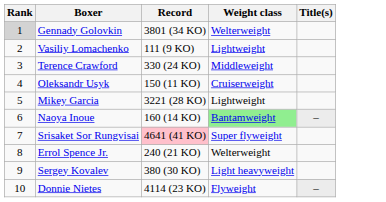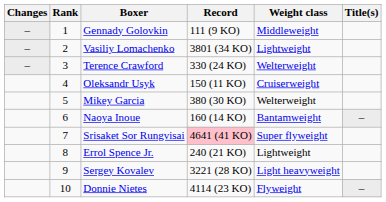+ column: (27, 13)
(20, 30) lightgrey background -> (65, 30) no background
(175, 30) 3801 (34 KO) -> (215, 30) 111 (9 KO)
(241, 30) Welterweight -> (288, 30) Middleweight
(169, 48) 111 (9 KO) -> (221, 48) 3801 (34 KO)
(242, 65) Middleweight -> (286, 65) Welterweight
(175, 100) 3221 (28 KO) -> (218, 100) 380 (30 KO)
(238, 100) Lightweight -> (286, 100) Welterweight
(243, 118) lightgreen background -> (289, 118) no background
(241, 153) Welterweight -> (284, 153) Lightweight
(172, 170) 380 (30 KO) -> (221, 170) 3221 (28 KO)
